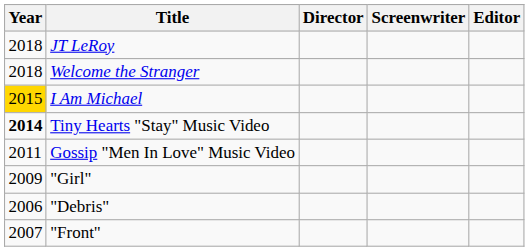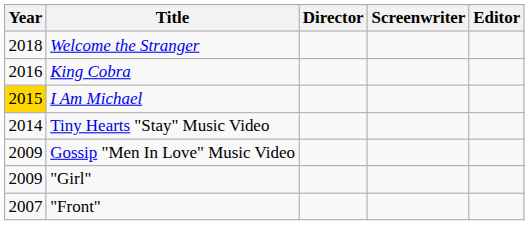- row: (82, 44)
+ row: (90, 71)
(25, 125) bold -> (25, 125) normal
(25, 152) 2011 -> (25, 152) 2009
- row: (80, 206)
